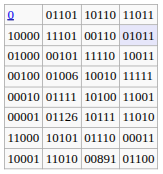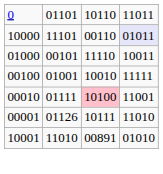(62, 76) 01006 -> (62, 76) 01001
(100, 96) no background -> (100, 96) pink background
- row: (23, 138)
(138, 158) 01100 -> (139, 138) 01010
